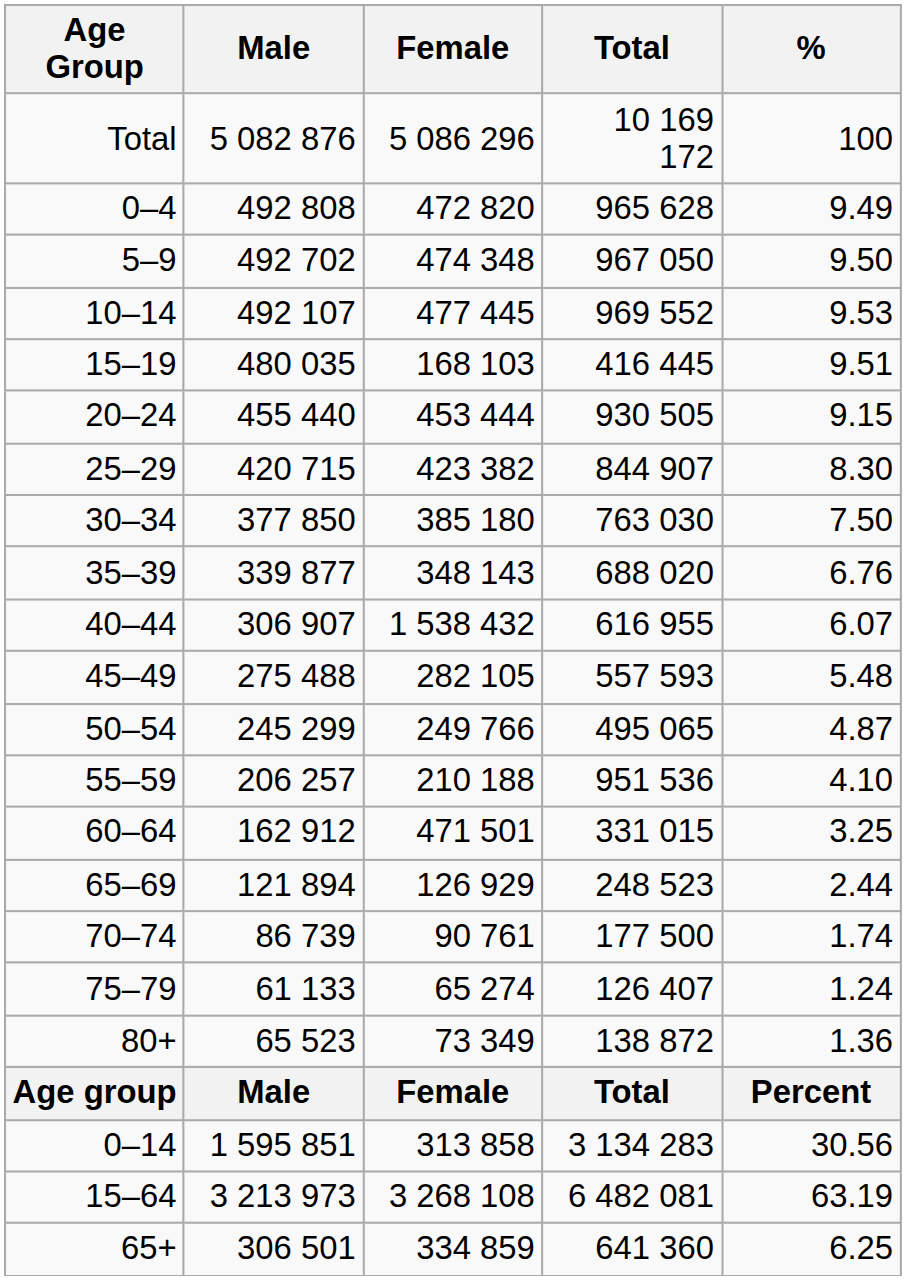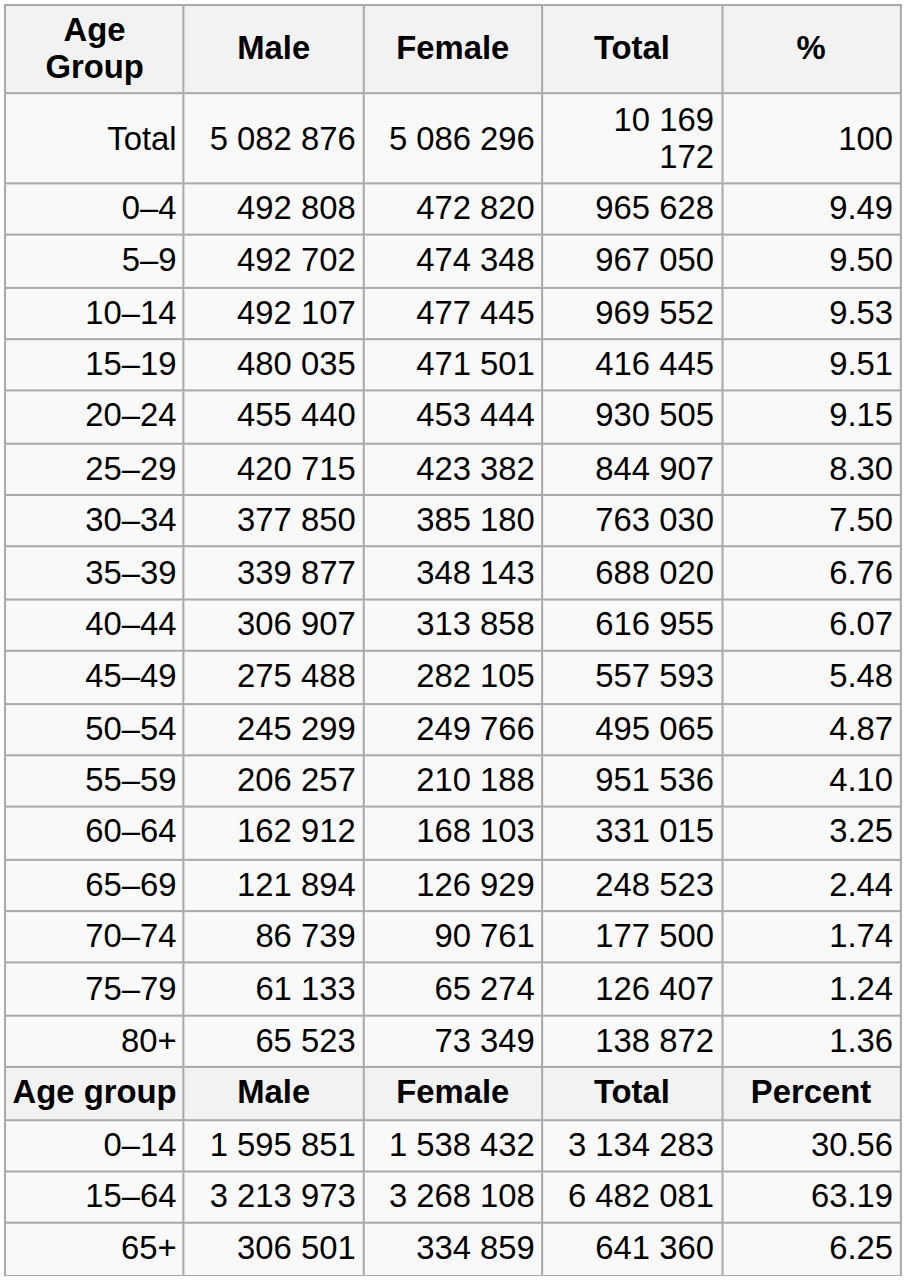(476, 364) 168 103 -> (476, 364) 471 501
(462, 624) 1 538 432 -> (476, 624) 313 858
(476, 832) 471 501 -> (476, 832) 168 103
(476, 1144) 313 858 -> (462, 1144) 1 538 432
